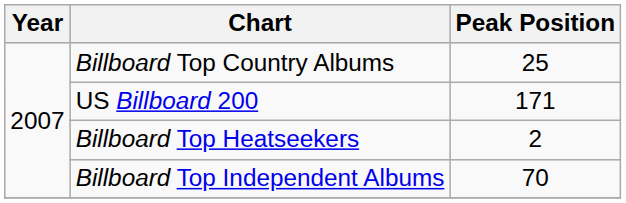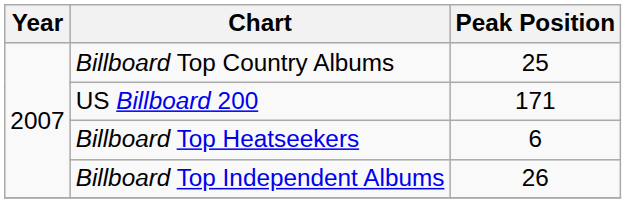(535, 139) 2 -> (535, 139) 6
(535, 178) 70 -> (535, 178) 26
